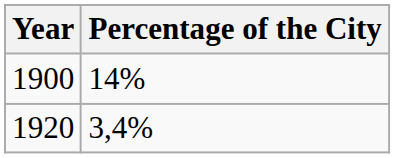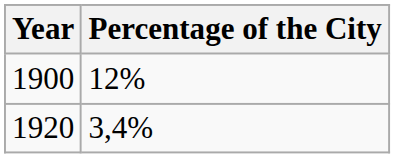(117, 78) 14% -> (117, 78) 12%
